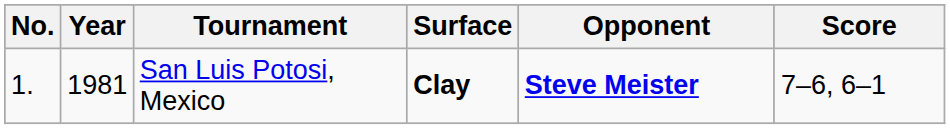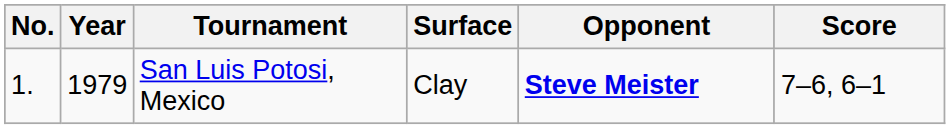(97, 85) 1981 -> (97, 85) 1979
(442, 85) bold -> (440, 85) normal
